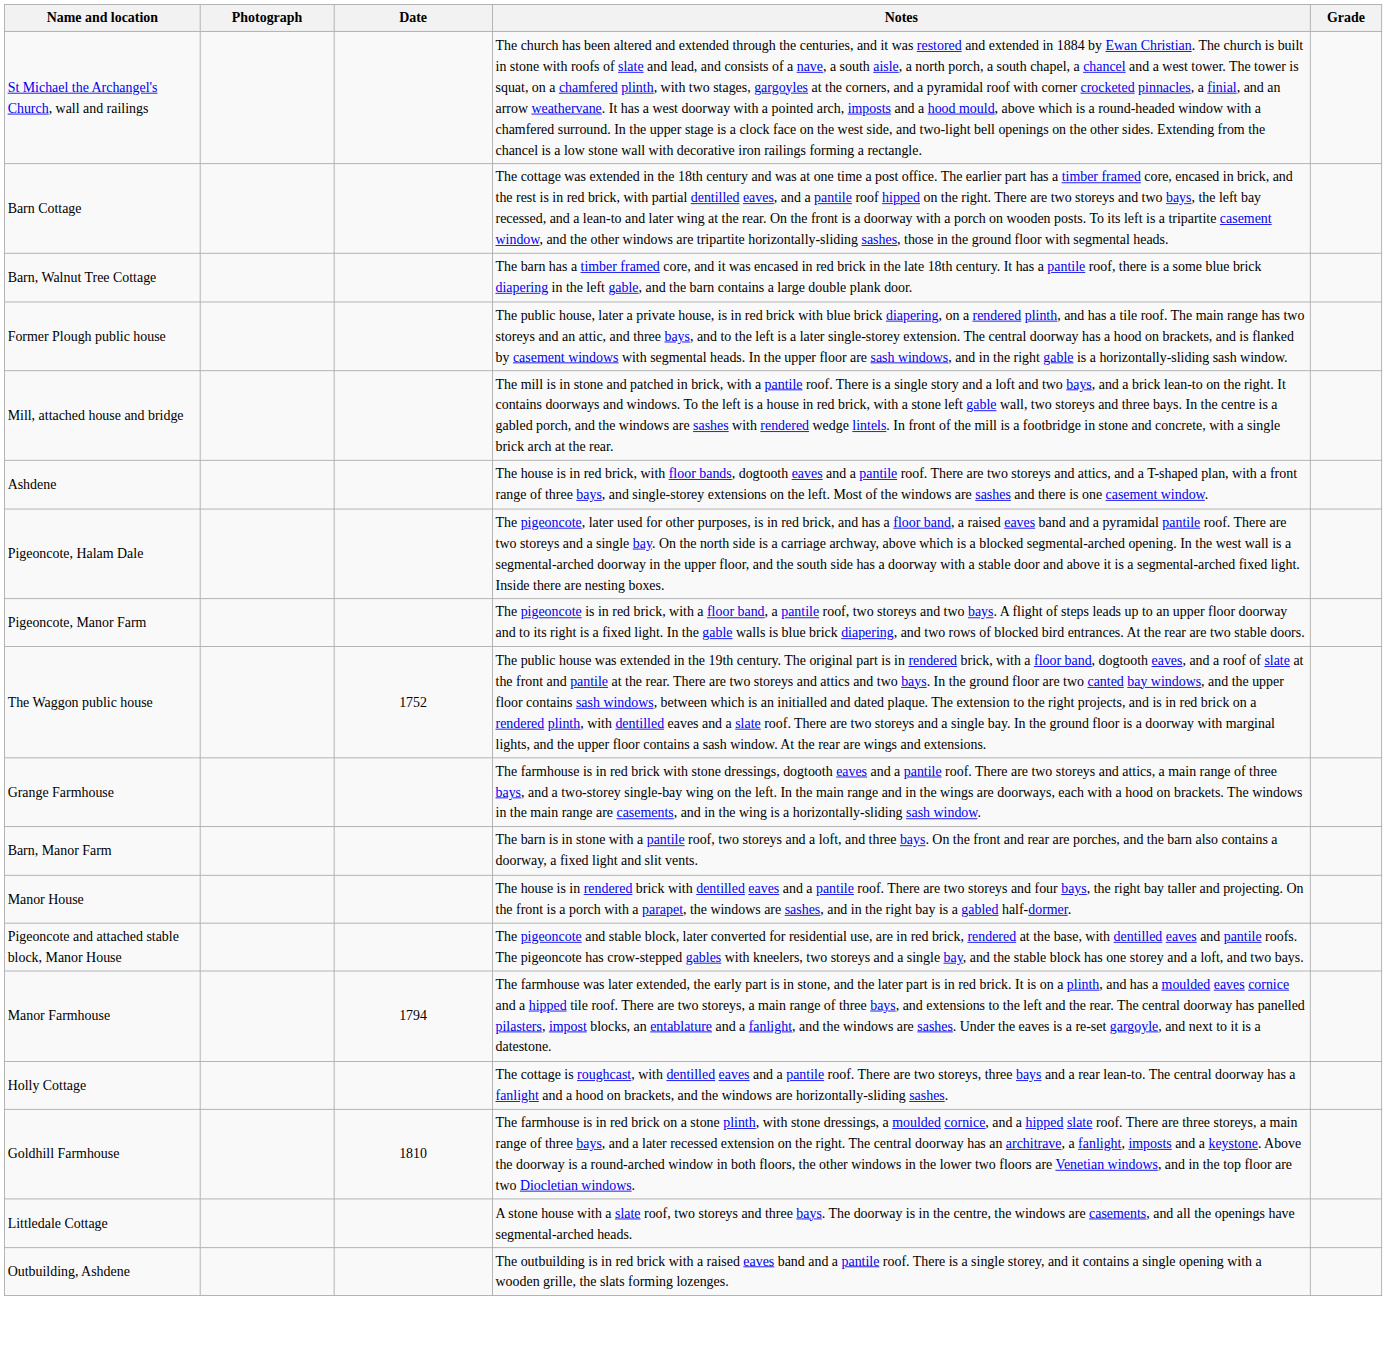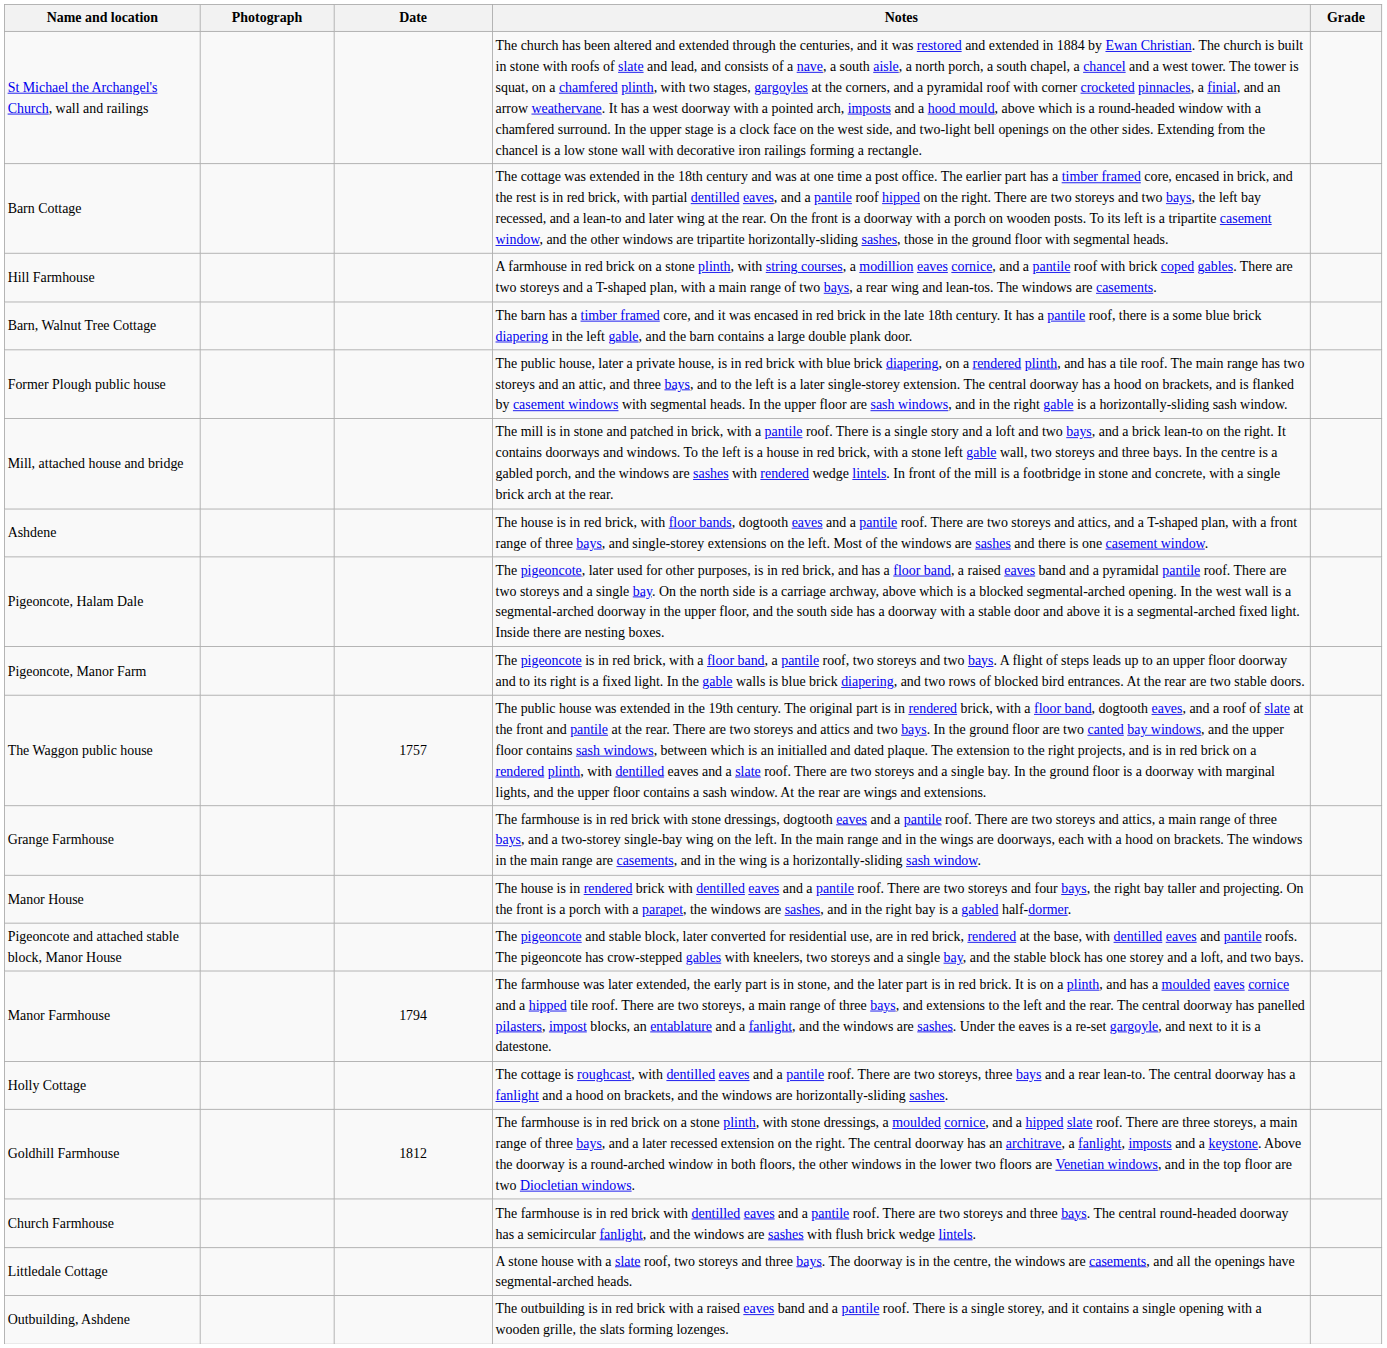+ row: (51, 277)
(413, 702) 1752 -> (413, 750) 1757
- row: (60, 850)
(413, 1154) 1810 -> (413, 1154) 1812
+ row: (61, 1223)
